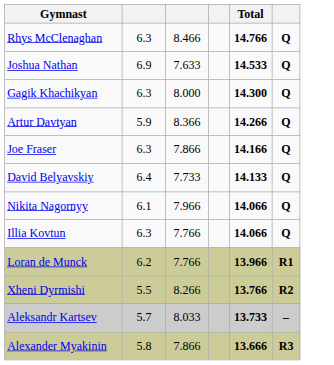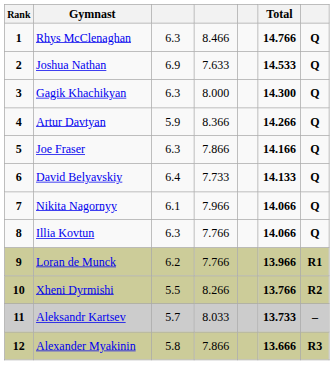+ column: (19, 14)
